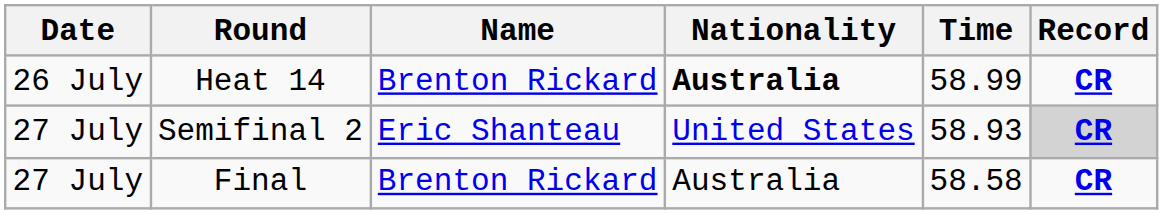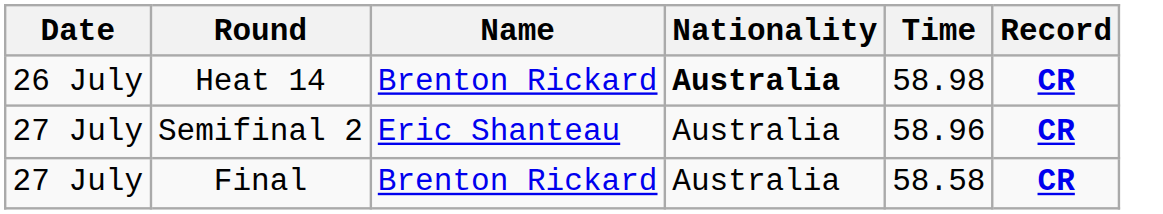(976, 81) 58.99 -> (939, 81) 58.98
(794, 132) United States -> (756, 132) Australia
(976, 132) 58.93 -> (939, 132) 58.96
(1093, 132) lightgrey background -> (1056, 132) no background
